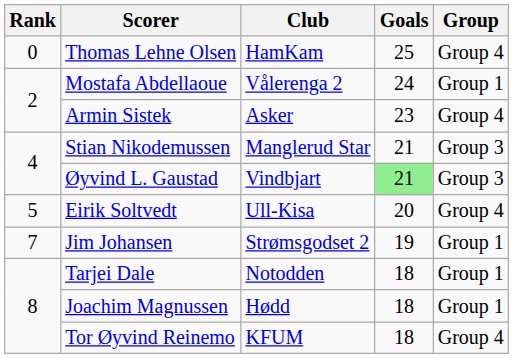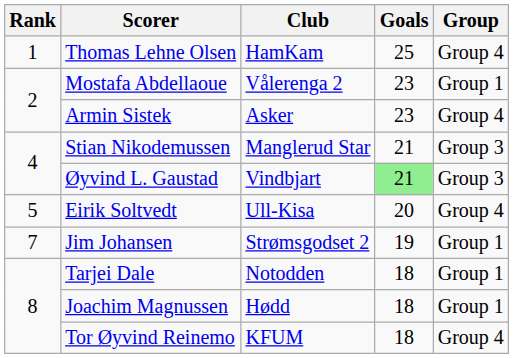(33, 52) 0 -> (33, 52) 1
(404, 83) 24 -> (404, 83) 23
